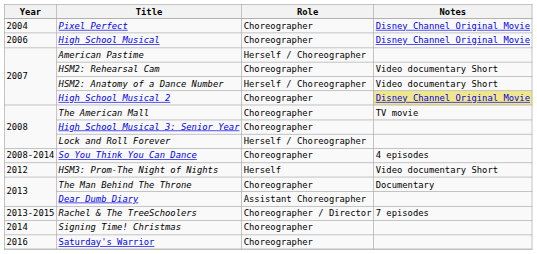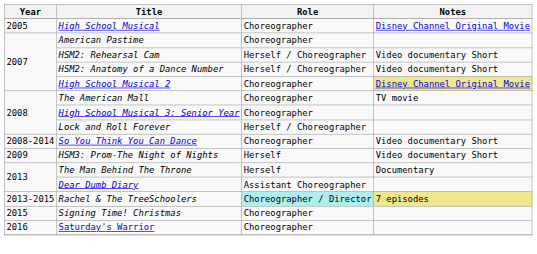- row: (93, 26)
(17, 40) 2006 -> (17, 26) 2005
(305, 55) Herself / Choreographer -> (278, 40) Choreographer
(278, 69) Choreographer -> (305, 55) Herself / Choreographer
(402, 156) 4 episodes -> (437, 141) Video documentary Short
(17, 170) 2012 -> (17, 156) 2009
(278, 184) Choreographer -> (262, 170) Herself
(308, 213) no background -> (308, 199) paleturquoise background
(402, 213) no background -> (402, 199) khaki background
(17, 228) 2014 -> (17, 213) 2015
